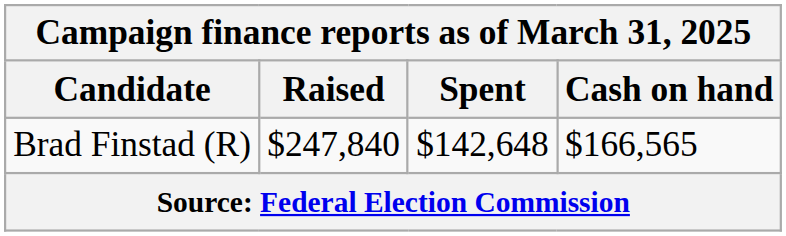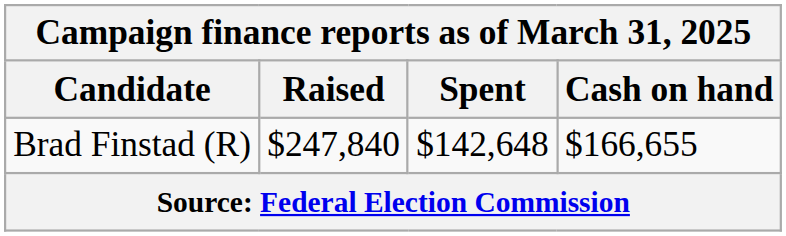(631, 144) $166,565 -> (631, 144) $166,655
